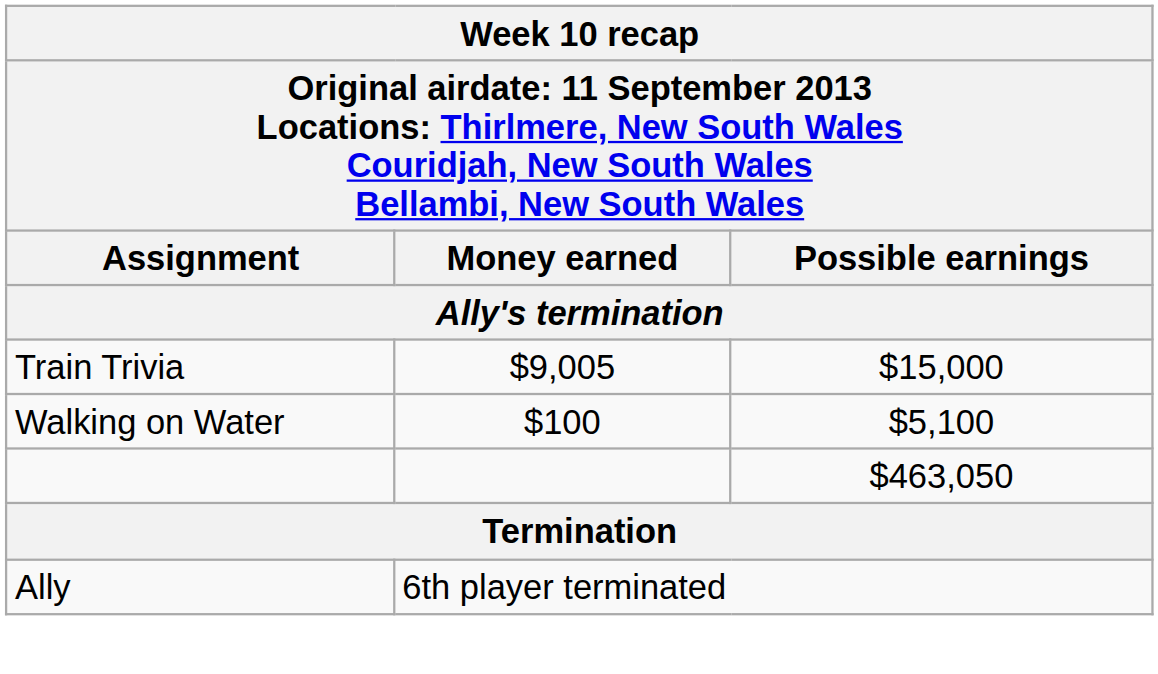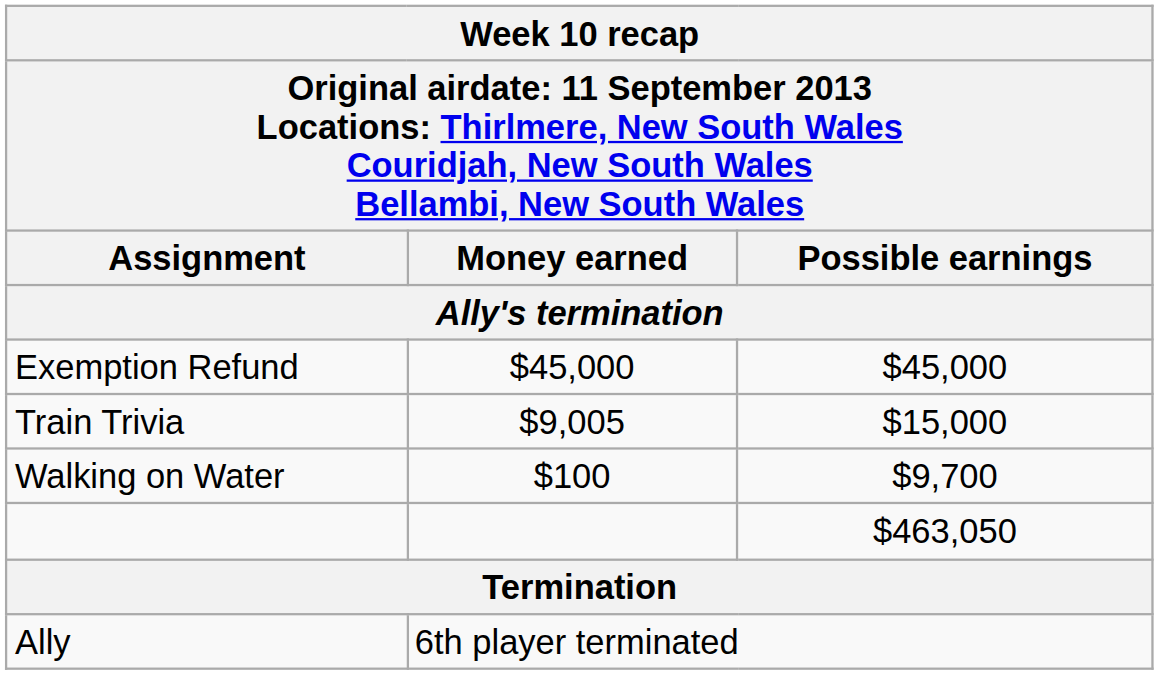+ row: (157, 367)
(941, 422) $5,100 -> (945, 477) $9,700
